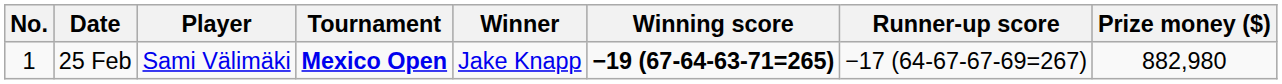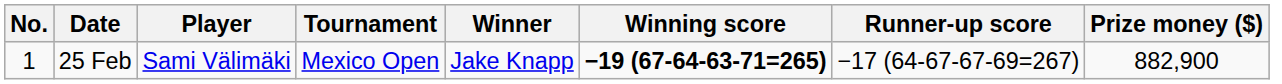(374, 61) bold -> (370, 61) normal
(1184, 61) 882,980 -> (1177, 61) 882,900
